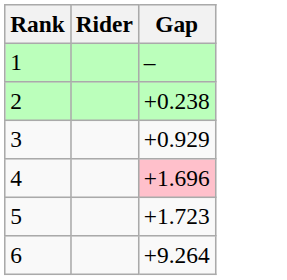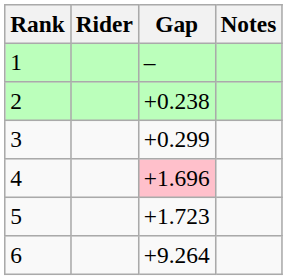+ column: (248, 23)
(177, 139) +0.929 -> (177, 139) +0.299
